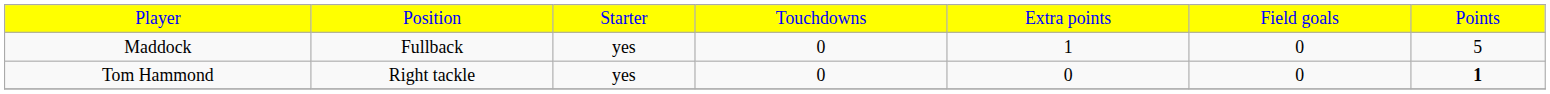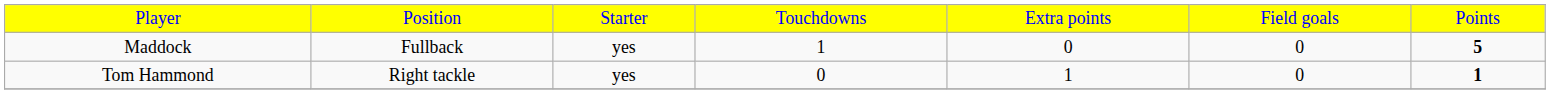(821, 46) 0 -> (821, 46) 1
(1068, 46) 1 -> (1068, 46) 0
(1478, 46) normal -> (1478, 46) bold
(1068, 74) 0 -> (1068, 74) 1
